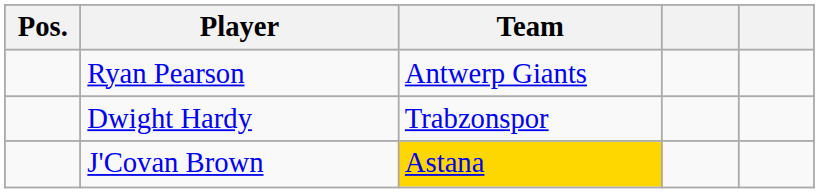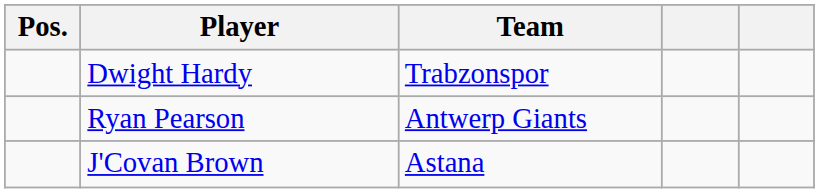rows swapped: (166, 72) <-> (170, 118)
(445, 163) gold background -> (445, 163) no background
